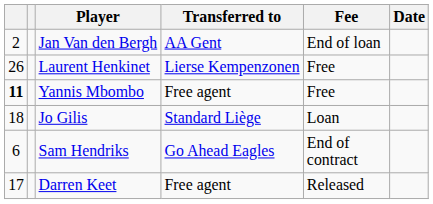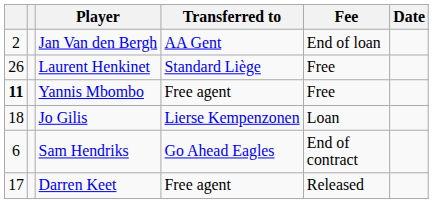(232, 67) Lierse Kempenzonen -> (213, 67) Standard Liège
(213, 117) Standard Liège -> (232, 117) Lierse Kempenzonen
